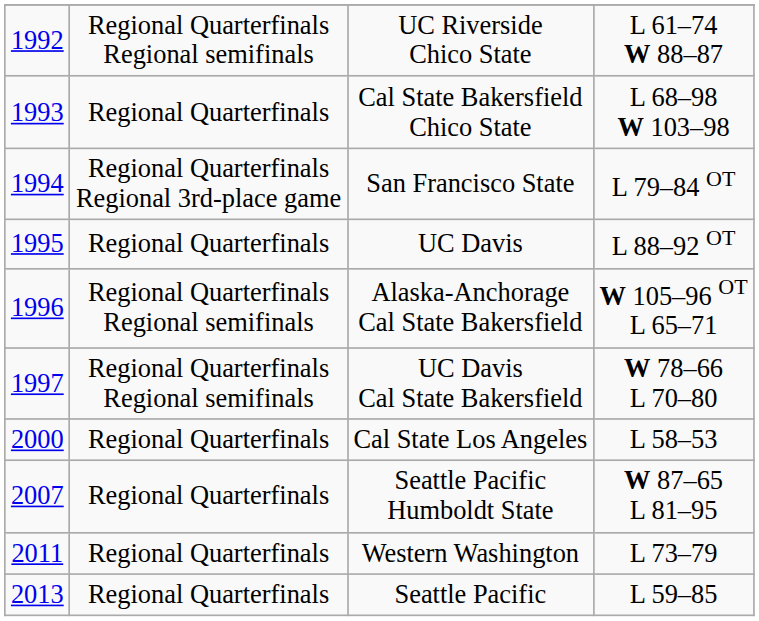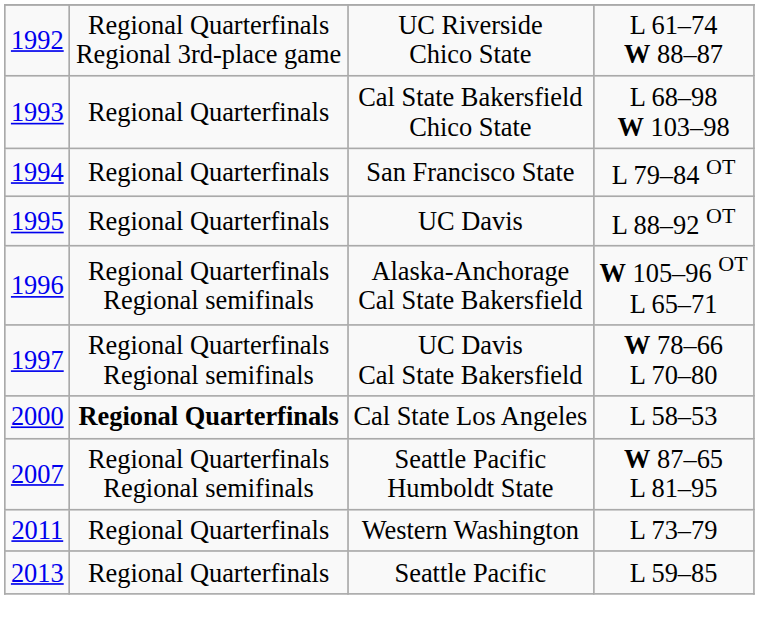(209, 40) Regional Quarterfinals Regional semifinals -> (209, 40) Regional Quarterfinals Regional 3rd-place game
(209, 183) Regional Quarterfinals Regional 3rd-place game -> (209, 172) Regional Quarterfinals
(209, 439) normal -> (209, 416) bold
(209, 496) Regional Quarterfinals -> (209, 473) Regional Quarterfinals Regional semifinals
